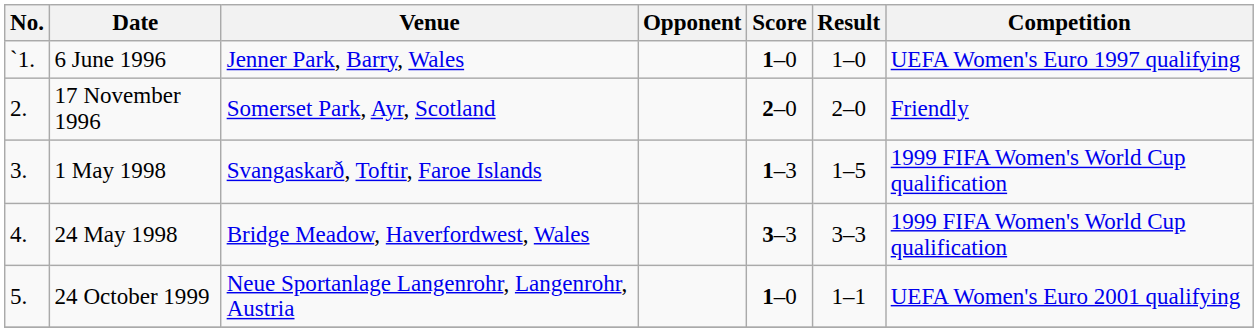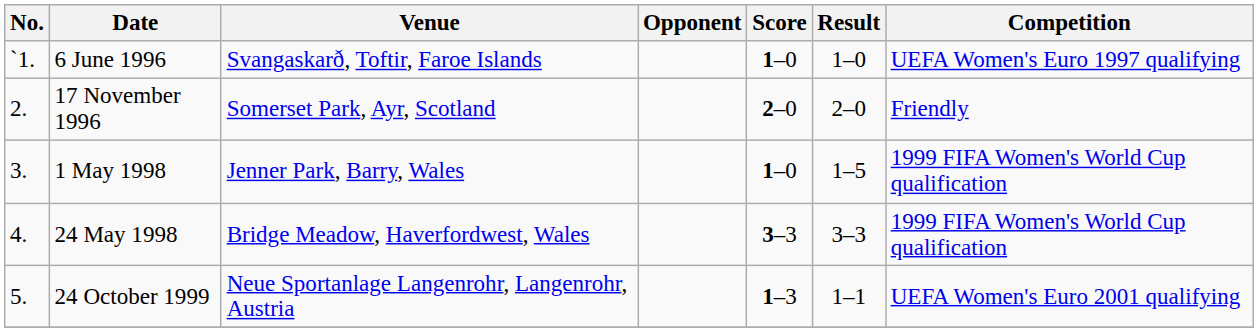(345, 59) Jenner Park, Barry, Wales -> (384, 59) Svangaskarð, Toftir, Faroe Islands
(384, 171) Svangaskarð, Toftir, Faroe Islands -> (345, 171) Jenner Park, Barry, Wales
(779, 171) 1–3 -> (779, 171) 1–0
(779, 296) 1–0 -> (779, 296) 1–3
